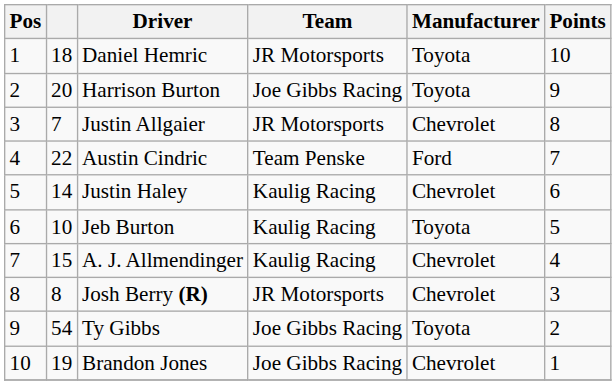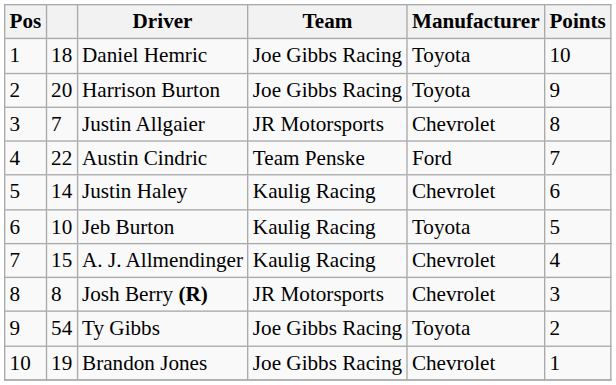(318, 55) JR Motorsports -> (327, 55) Joe Gibbs Racing
